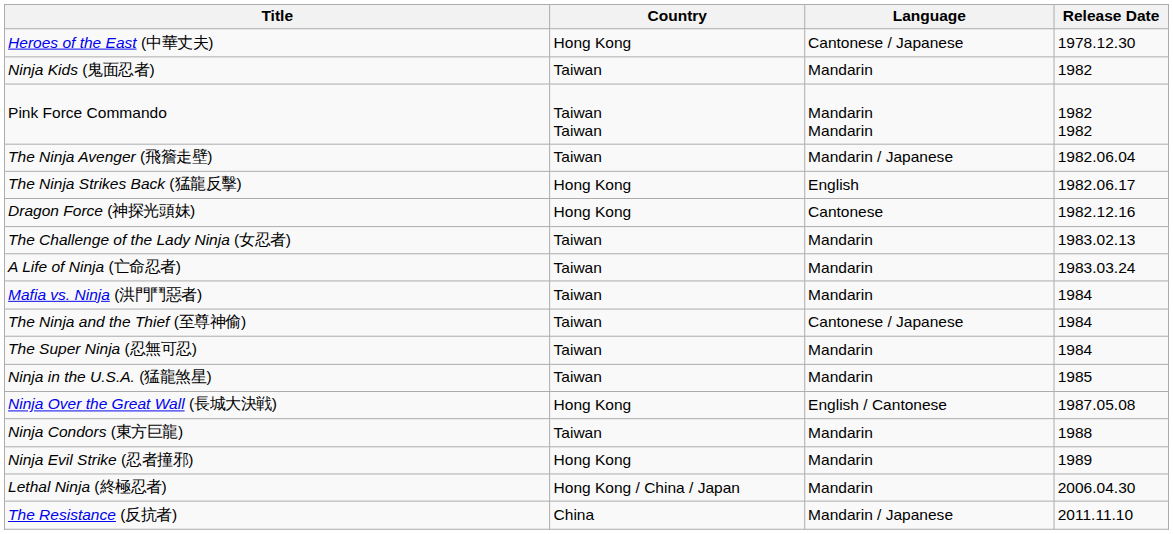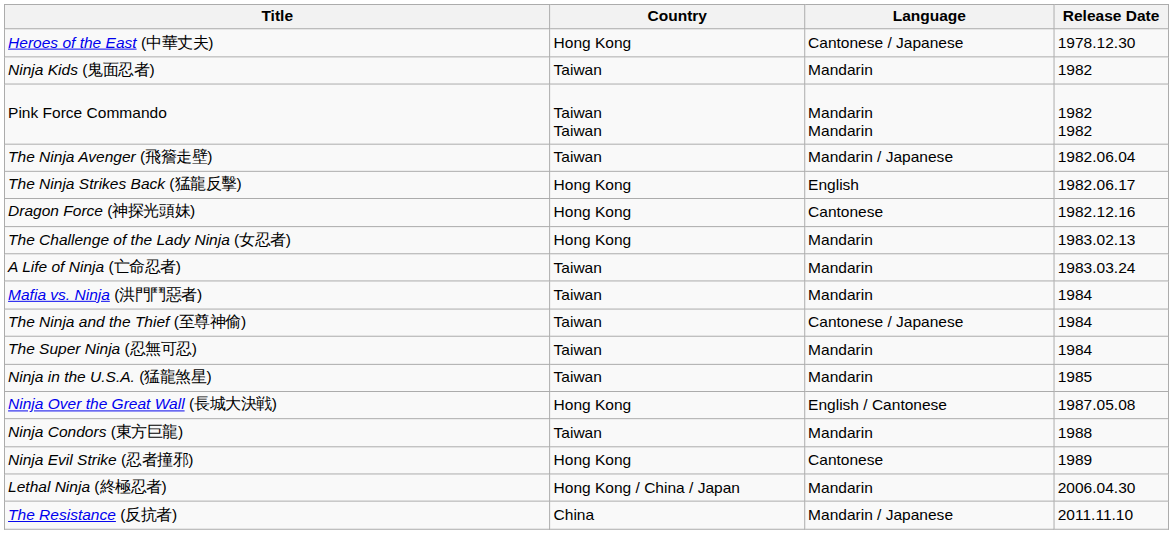(578, 240) Taiwan -> (592, 240) Hong Kong
(840, 460) Mandarin -> (846, 460) Cantonese
